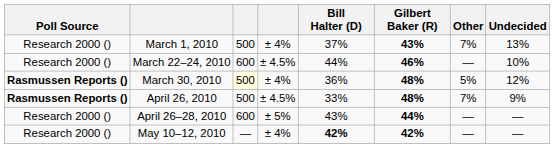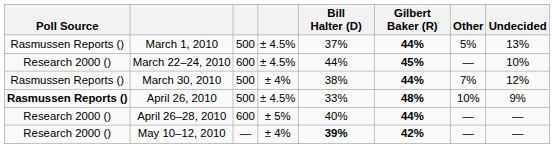(67, 44) Research 2000 () -> (67, 44) Rasmussen Reports ()
(278, 44) ± 4% -> (278, 44) ± 4.5%
(412, 44) 43% -> (412, 44) 44%
(468, 44) 7% -> (468, 44) 5%
(412, 62) 46% -> (412, 62) 45%
(67, 80) bold -> (67, 80) normal
(245, 80) lightyellow background -> (245, 80) no background
(336, 80) 36% -> (336, 80) 38%
(412, 80) 48% -> (412, 80) 44%
(468, 80) 5% -> (468, 80) 7%
(468, 98) 7% -> (468, 98) 10%
(336, 116) 43% -> (336, 116) 40%
(336, 134) 42% -> (336, 134) 39%
